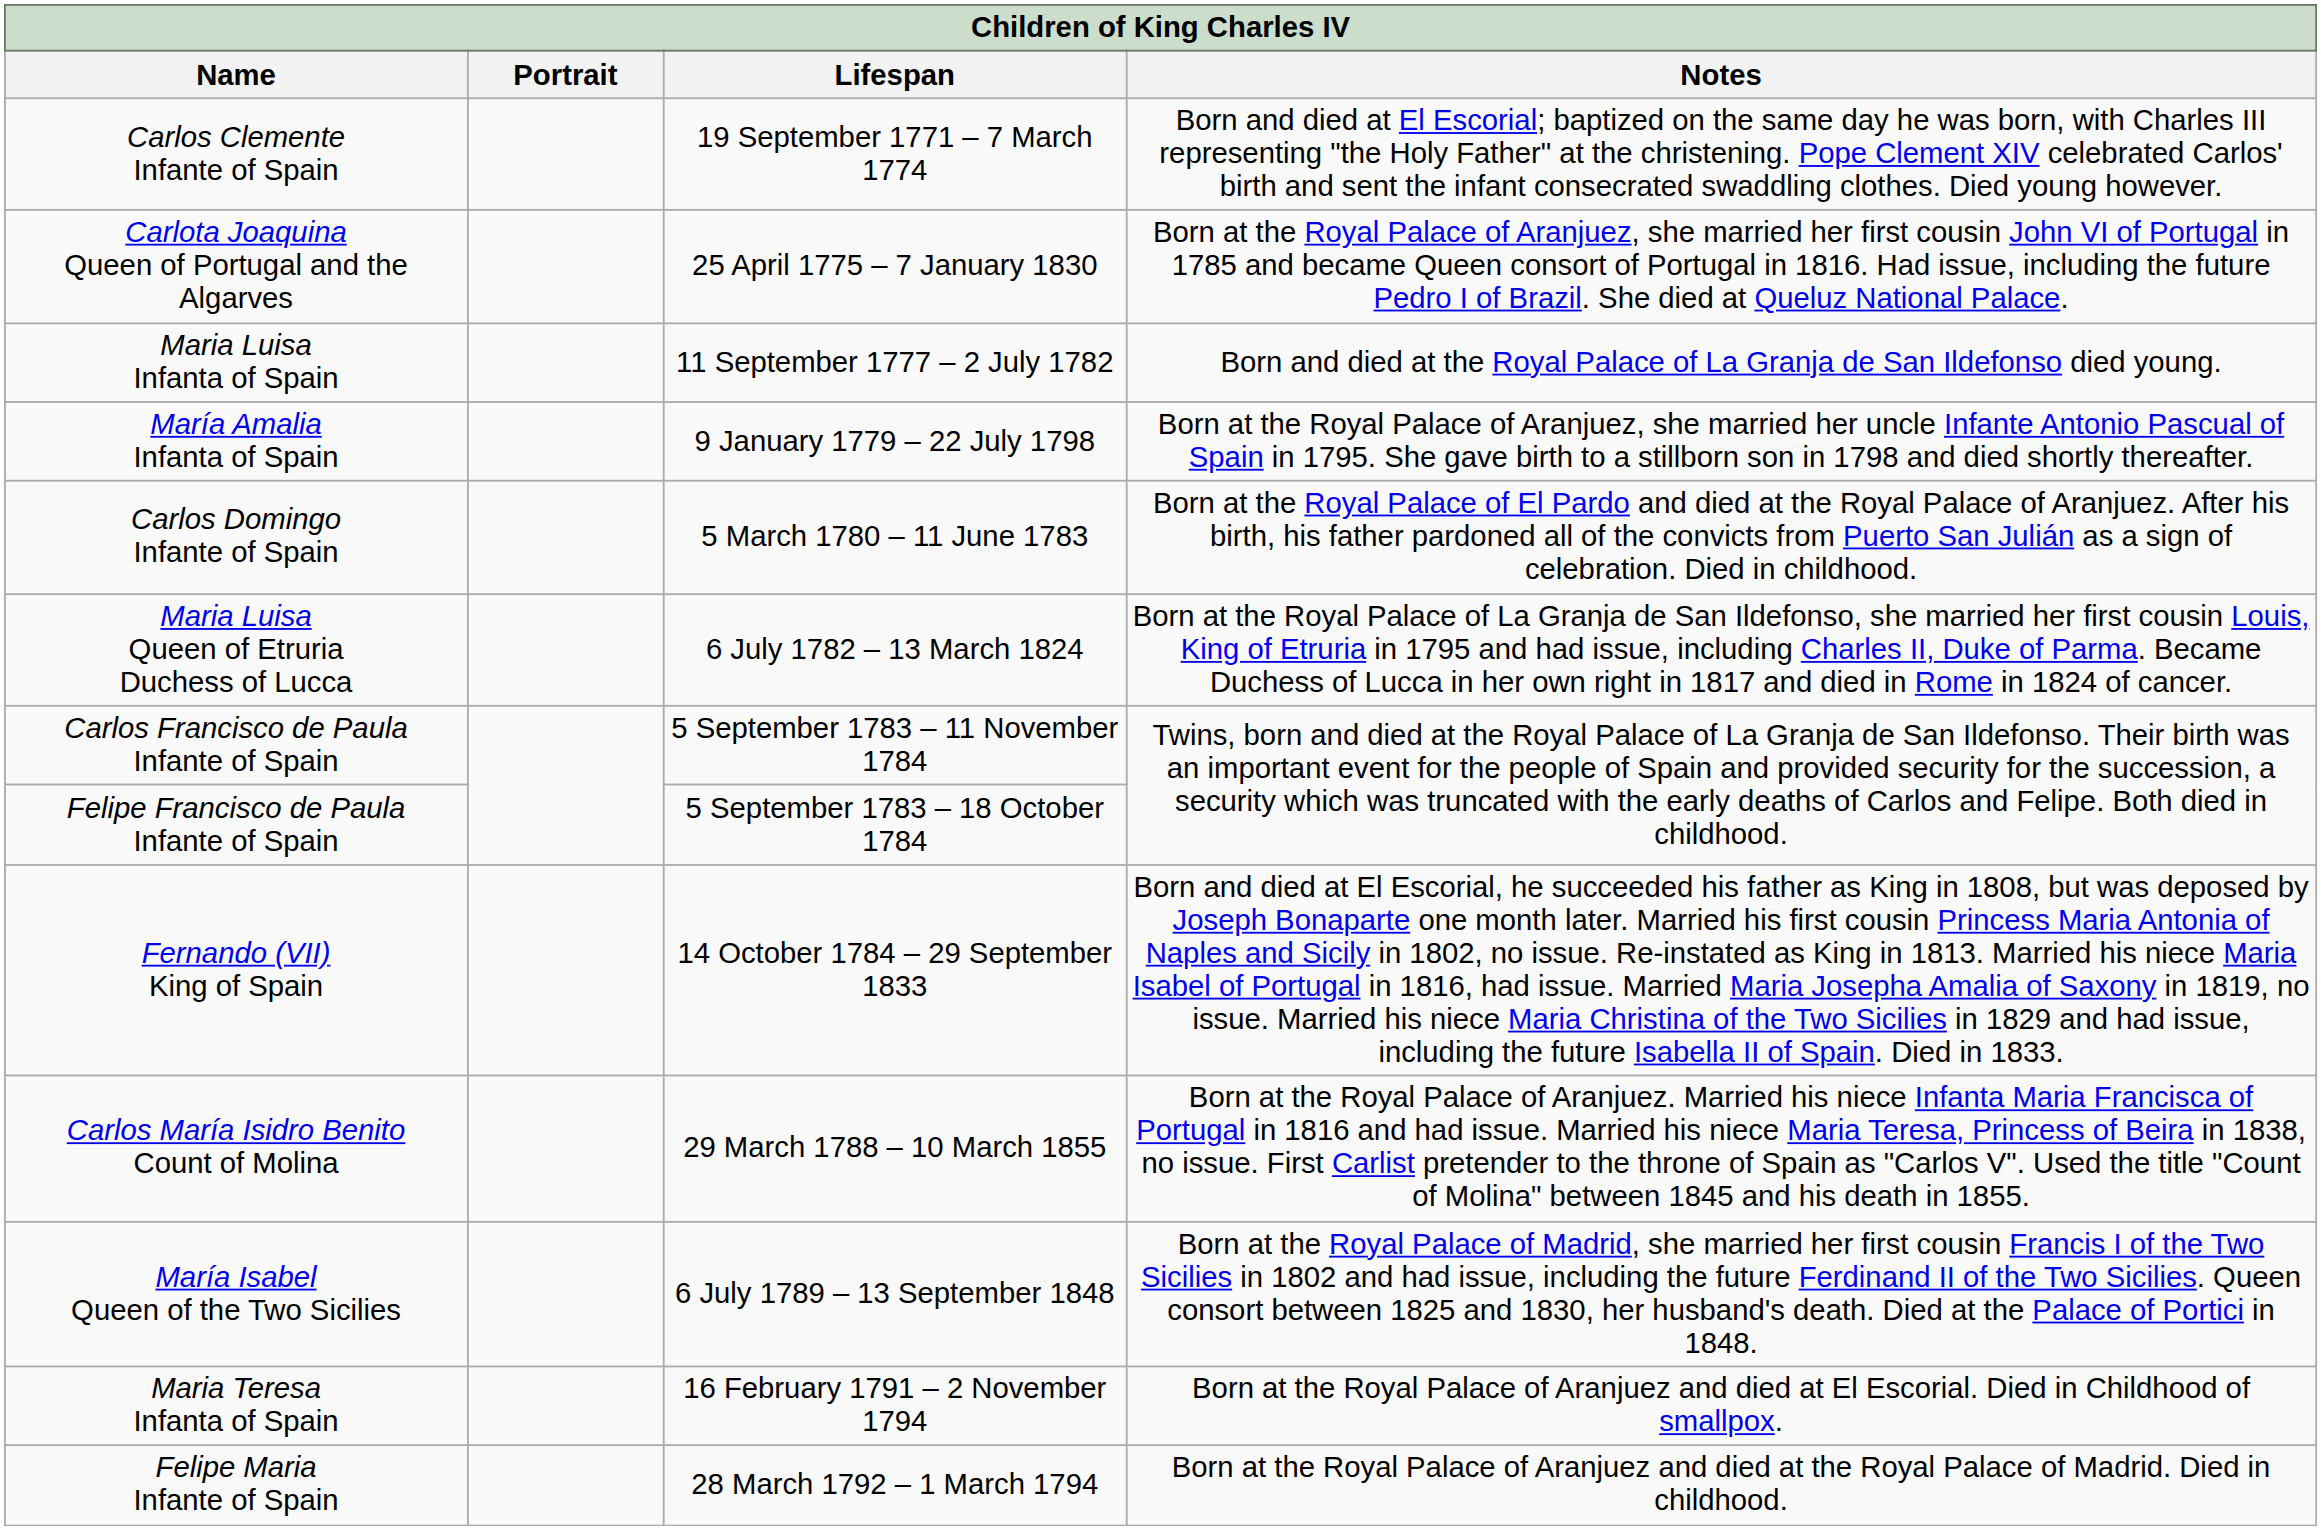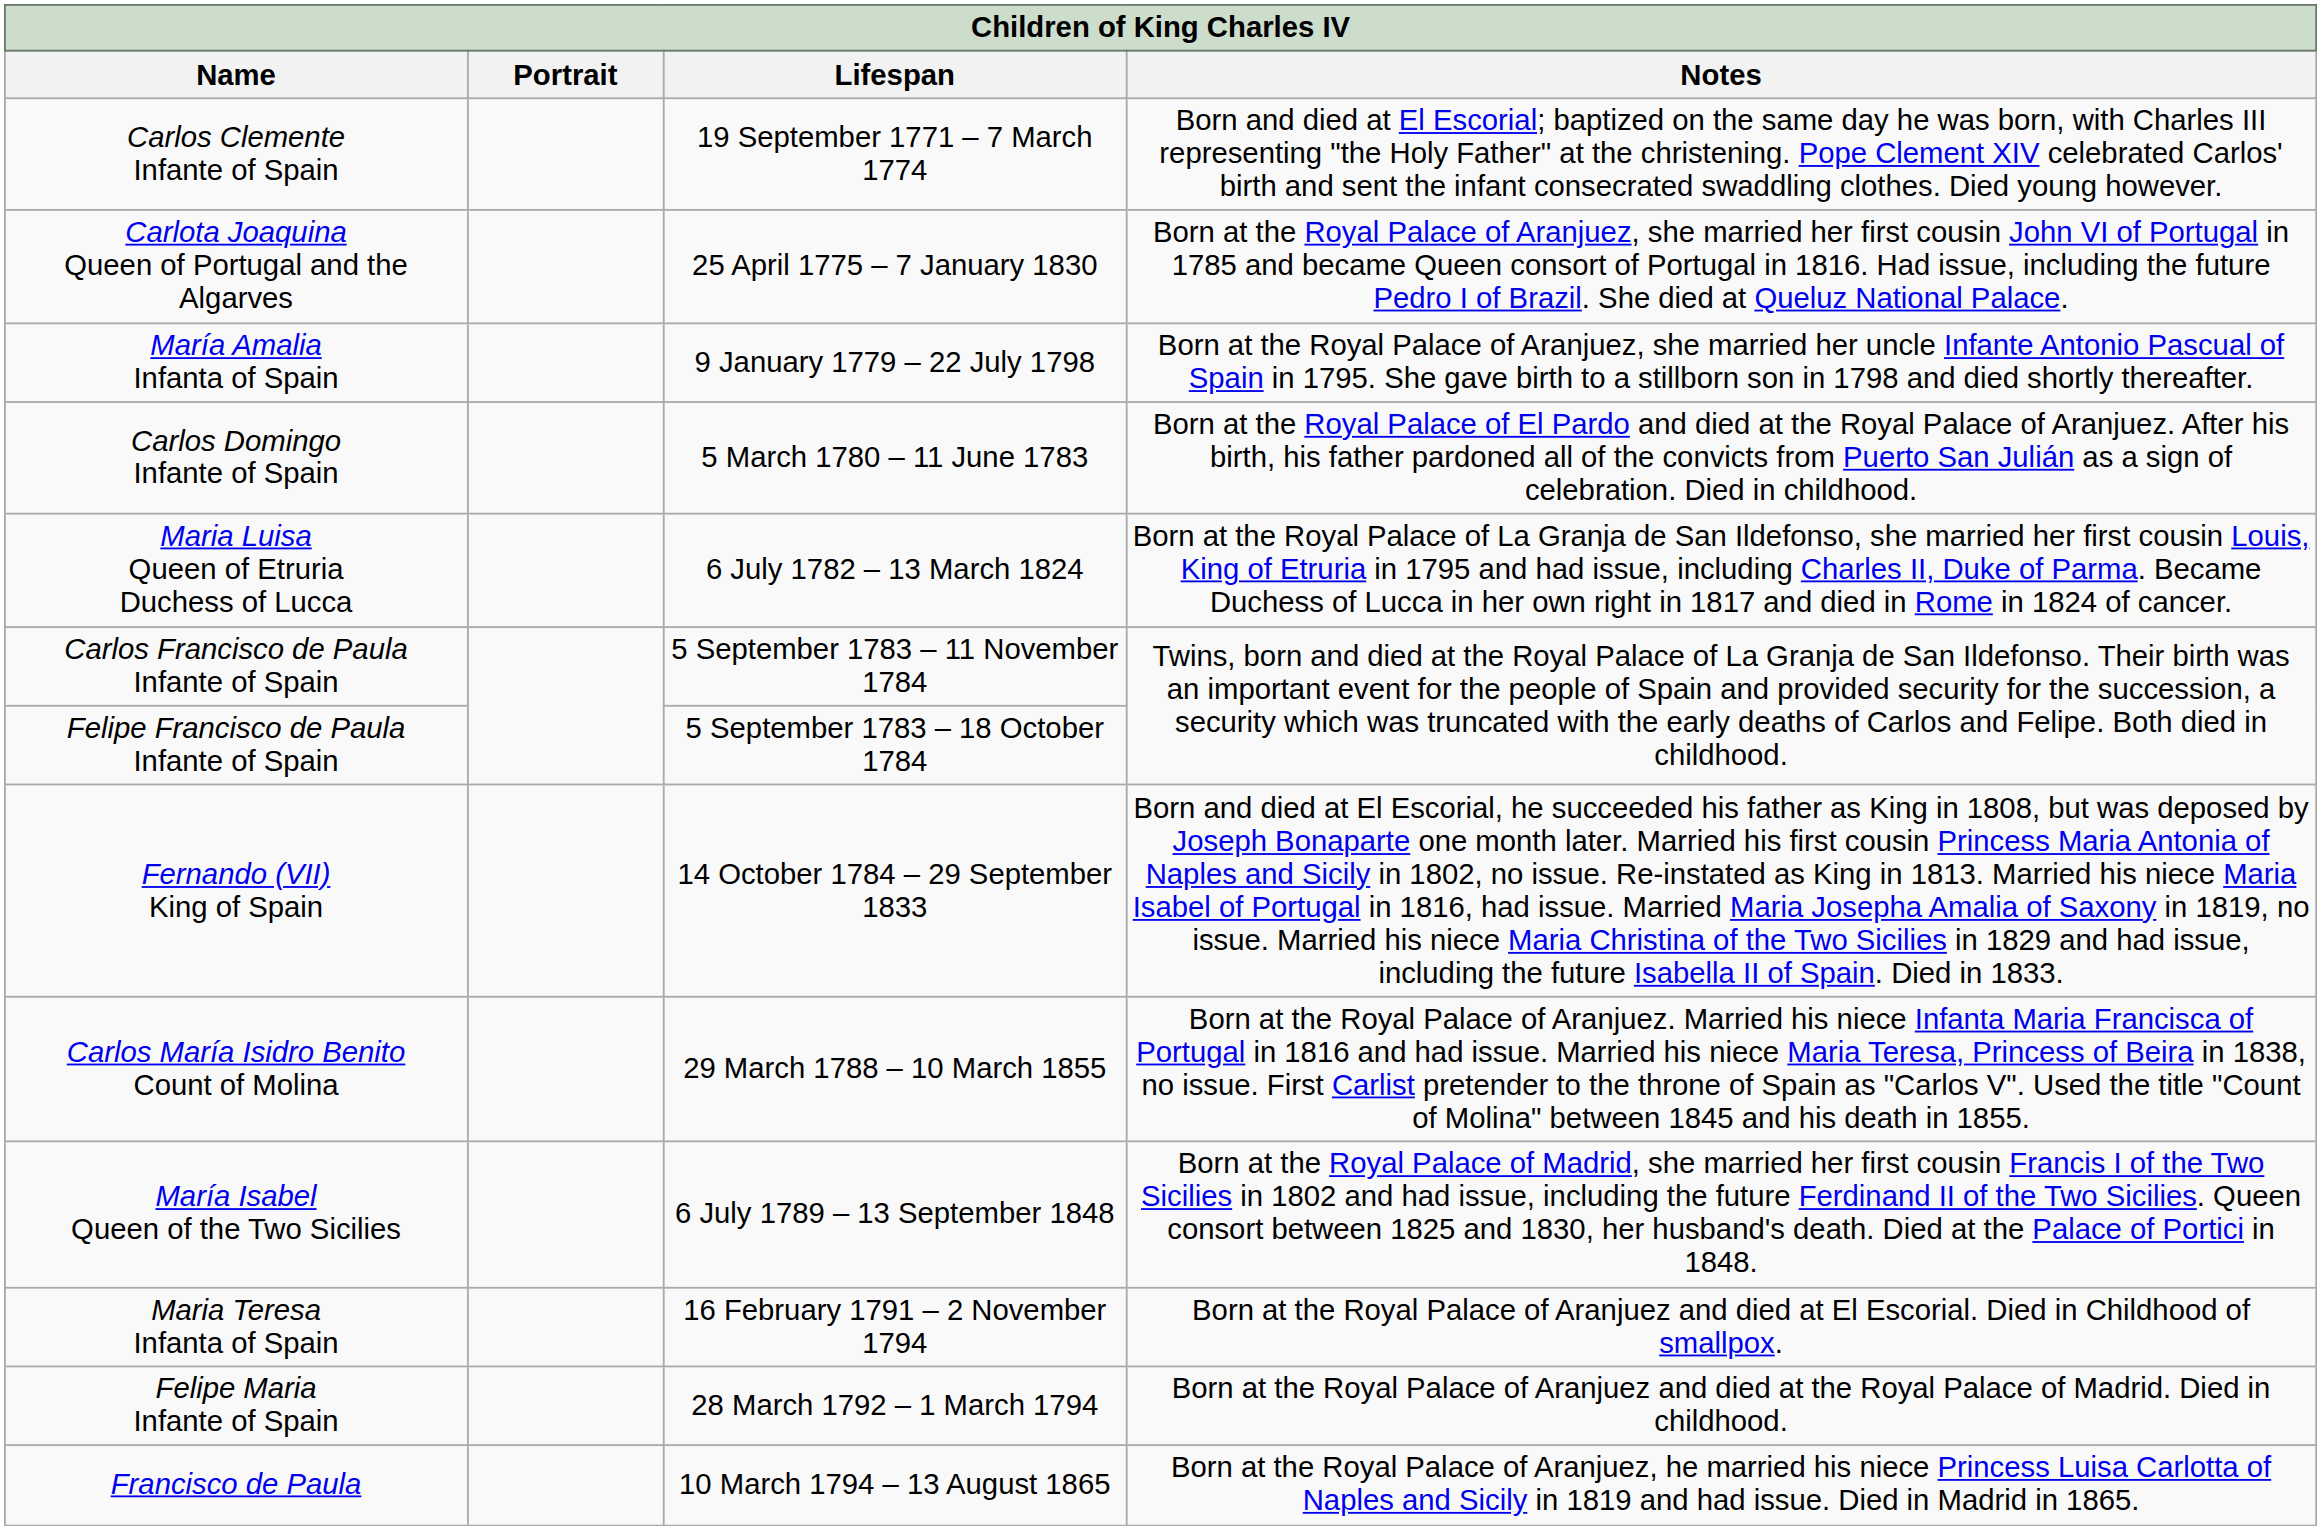- row: (236, 361)
+ row: (236, 1484)
